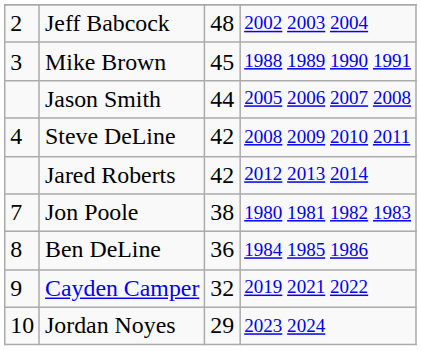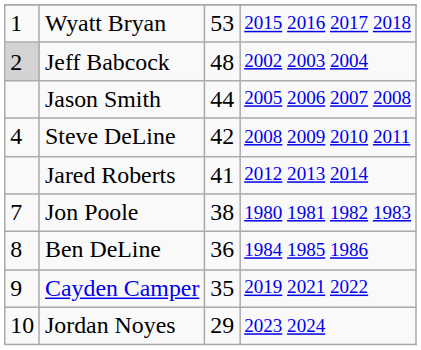+ row: (106, 23)
(16, 23) no background -> (16, 61) lightgrey background
- row: (106, 61)
(222, 174) 42 -> (222, 174) 41
(222, 288) 32 -> (222, 288) 35
